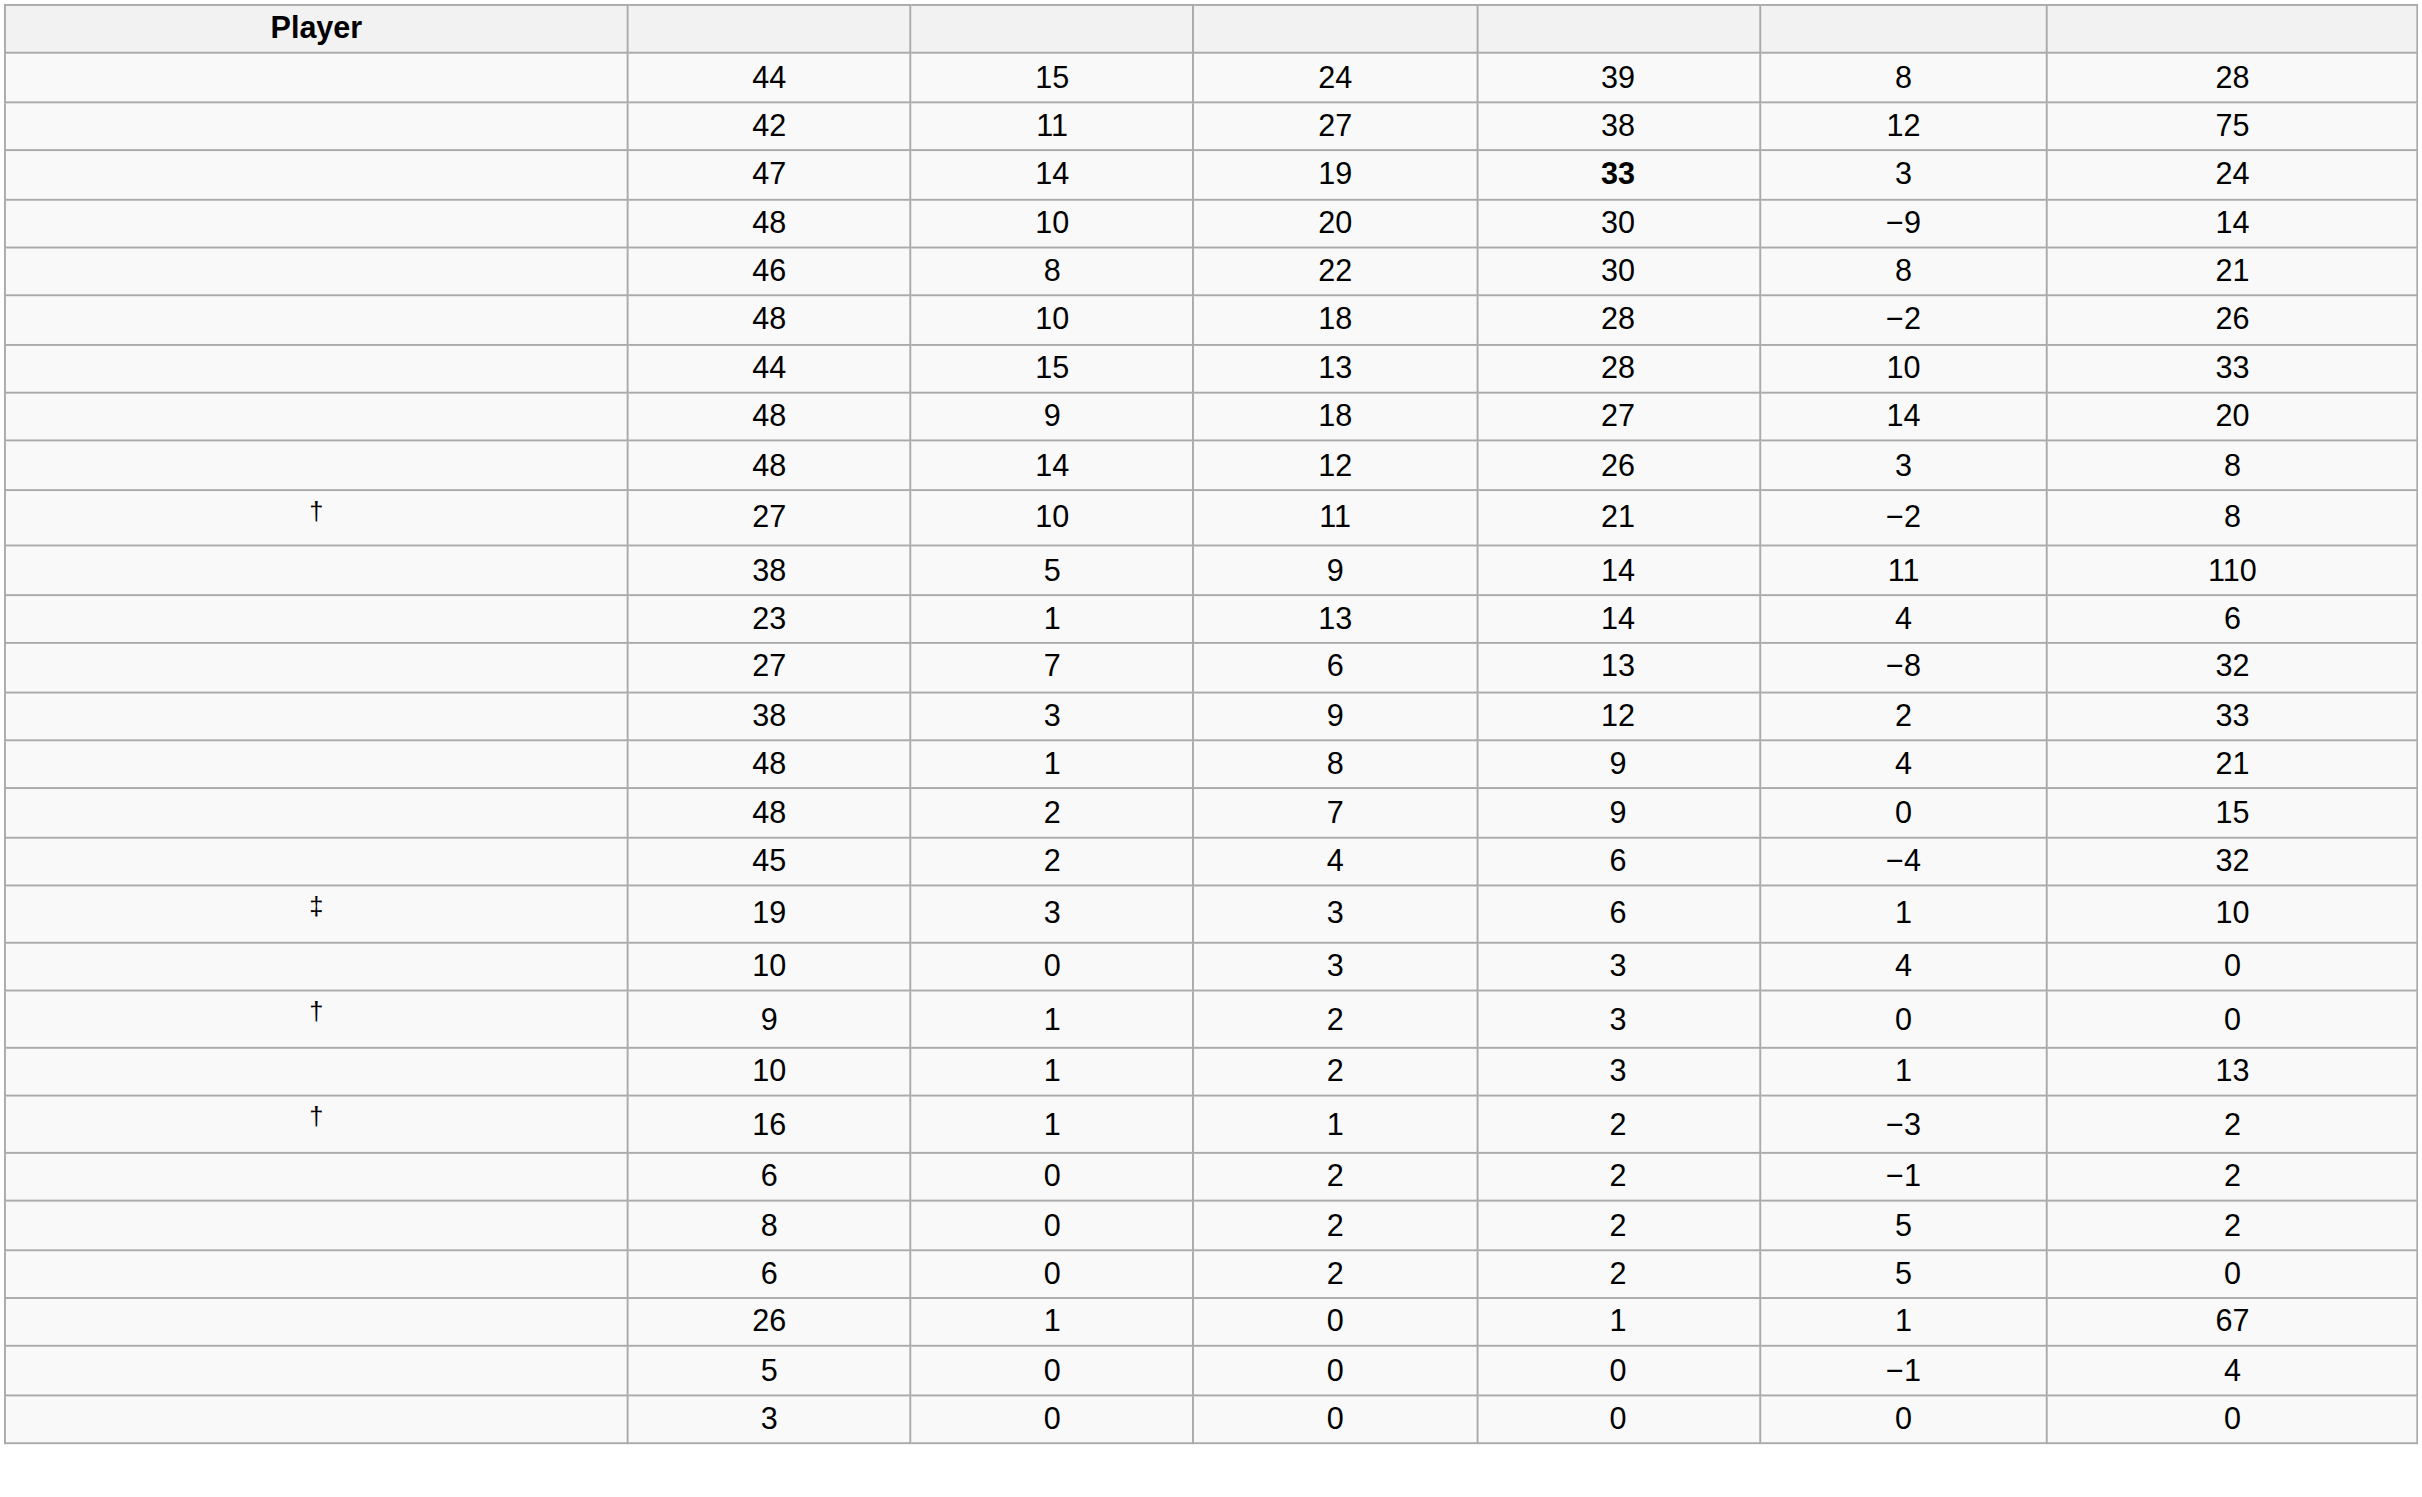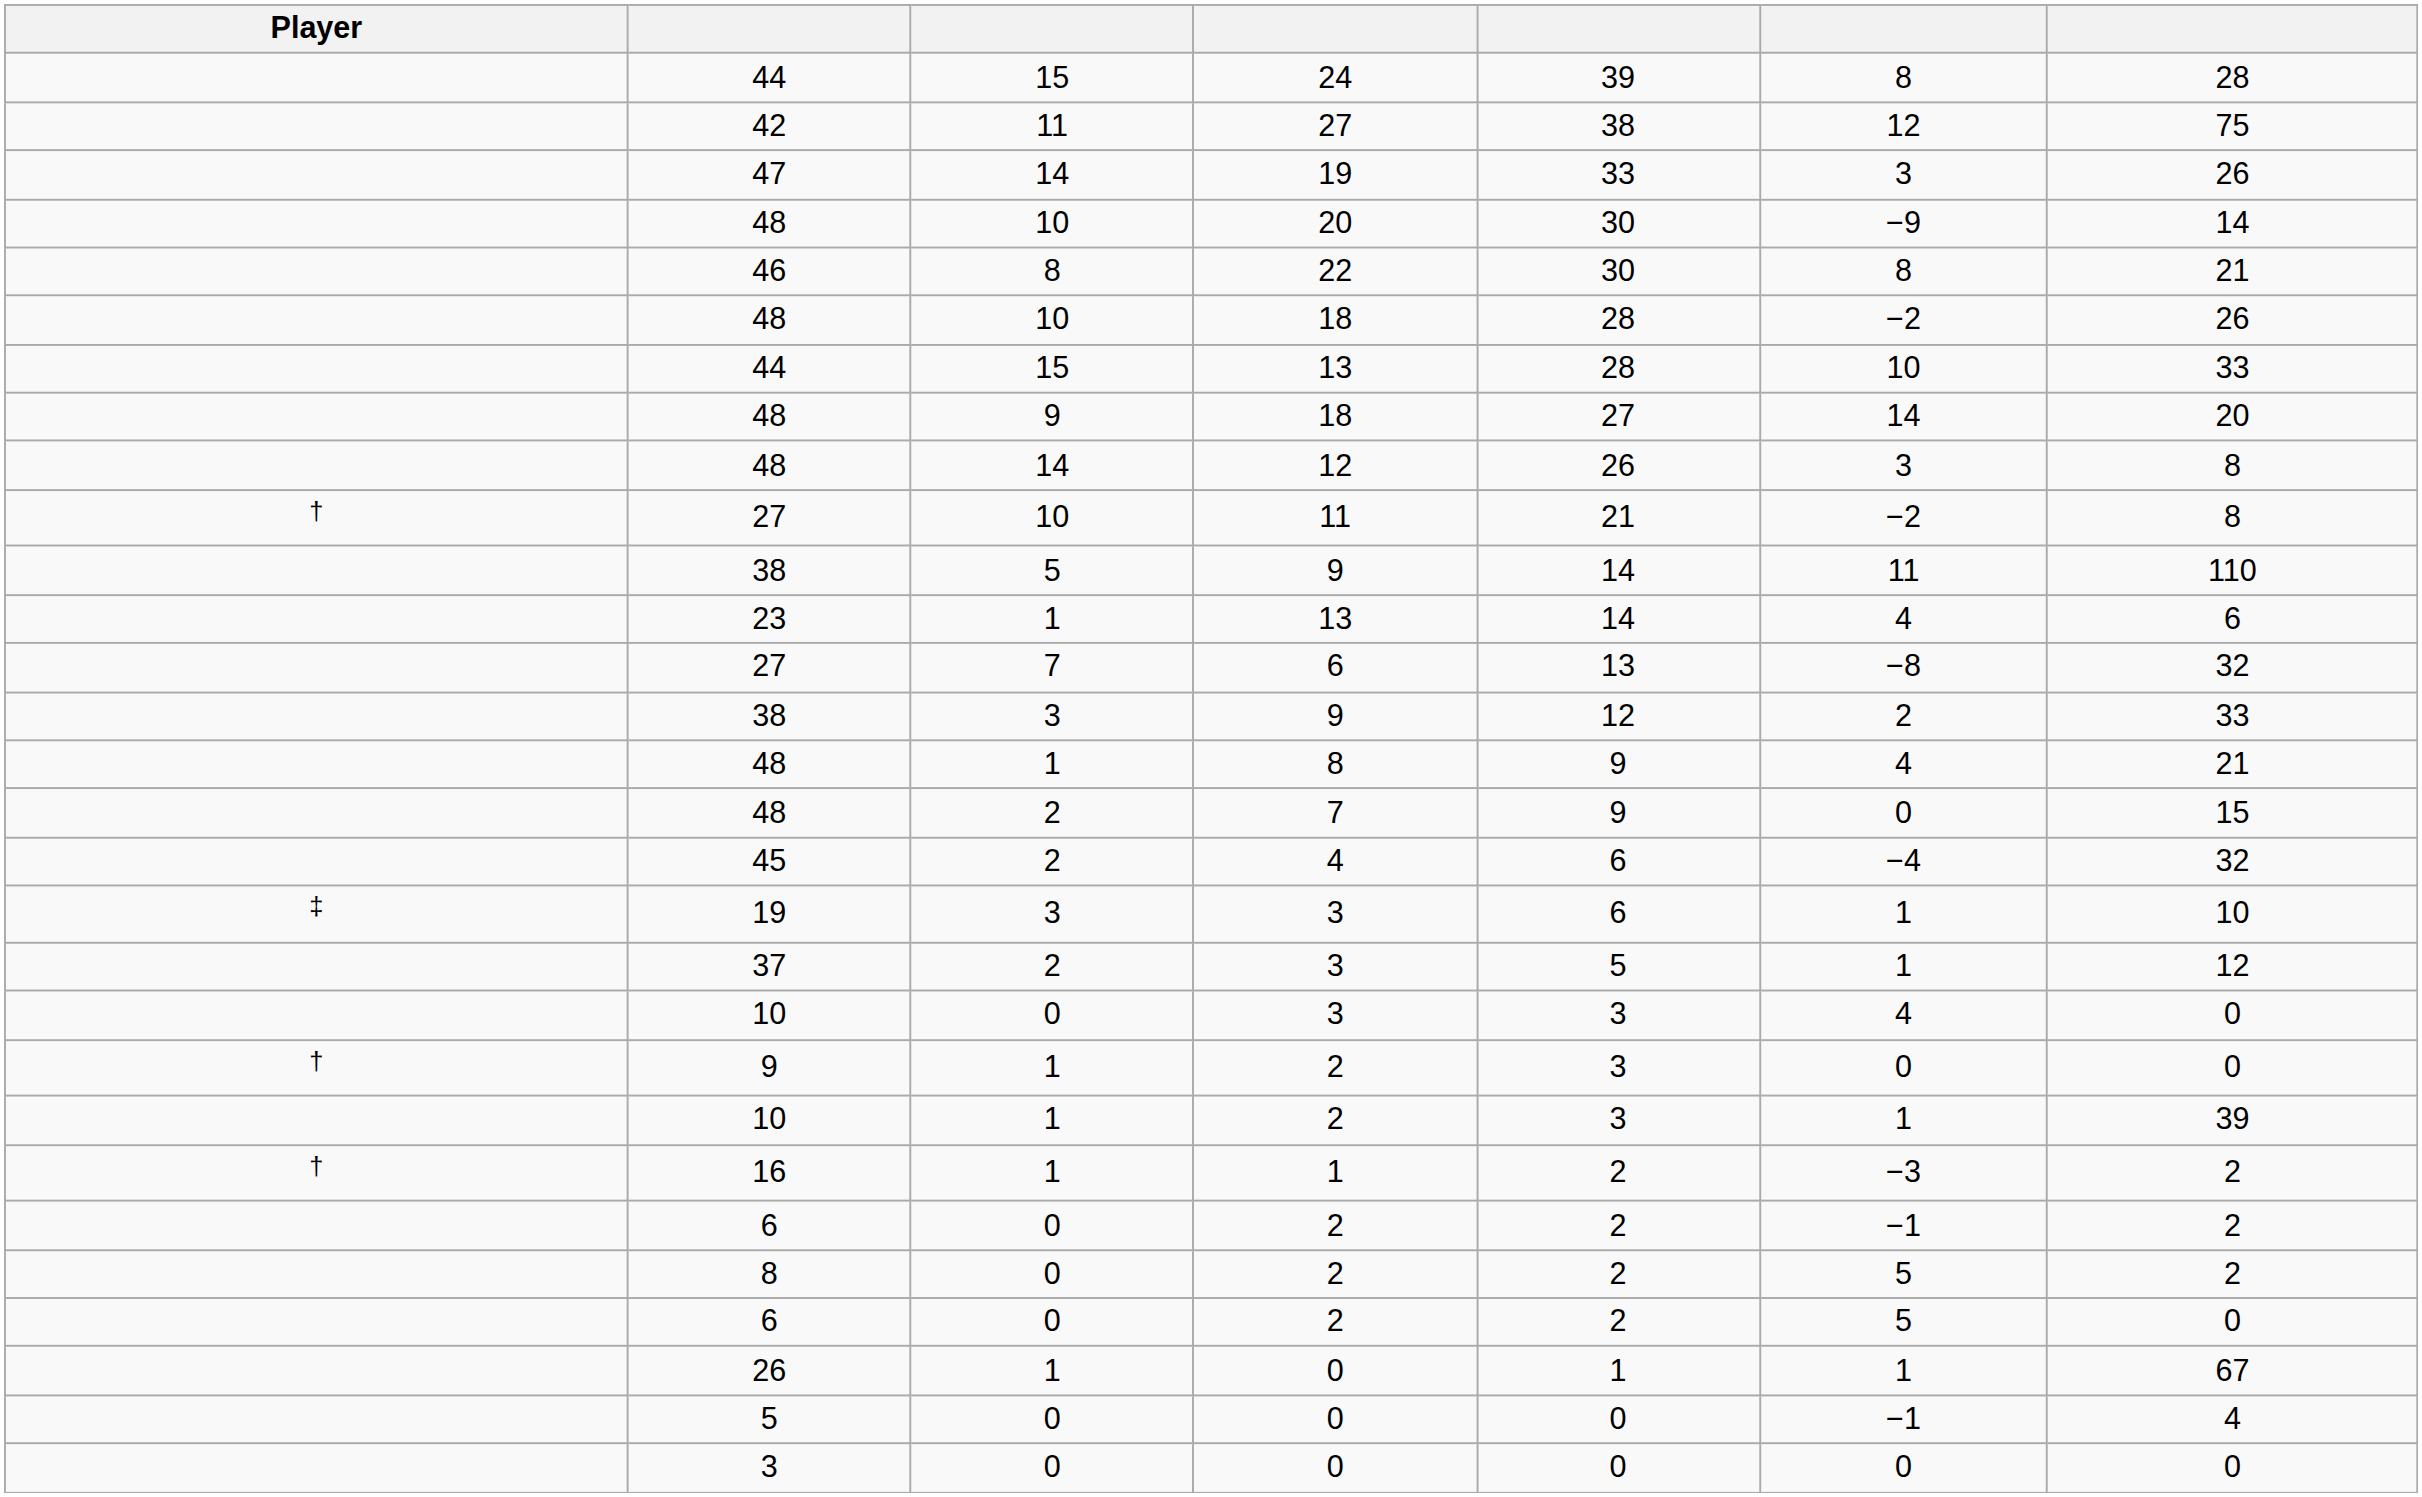(1618, 174) bold -> (1618, 174) normal
(2232, 174) 24 -> (2232, 174) 26
+ row: (769, 966)
(2232, 1071) 13 -> (2232, 1119) 39
